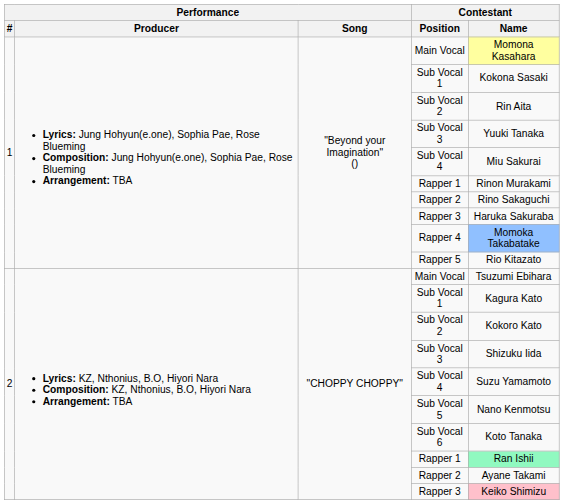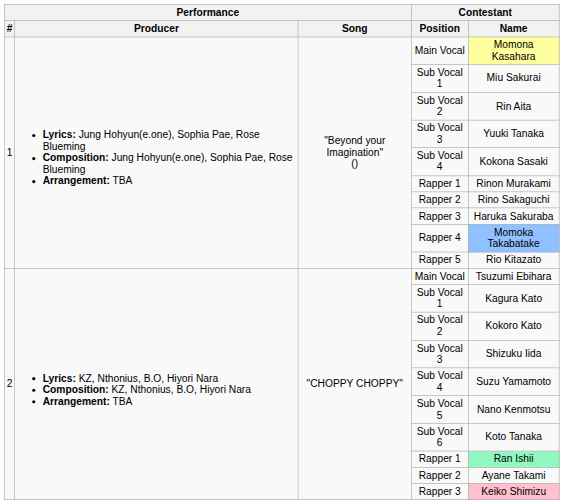(514, 78) Kokona Sasaki -> (514, 78) Miu Sakurai
(514, 161) Miu Sakurai -> (514, 161) Kokona Sasaki
